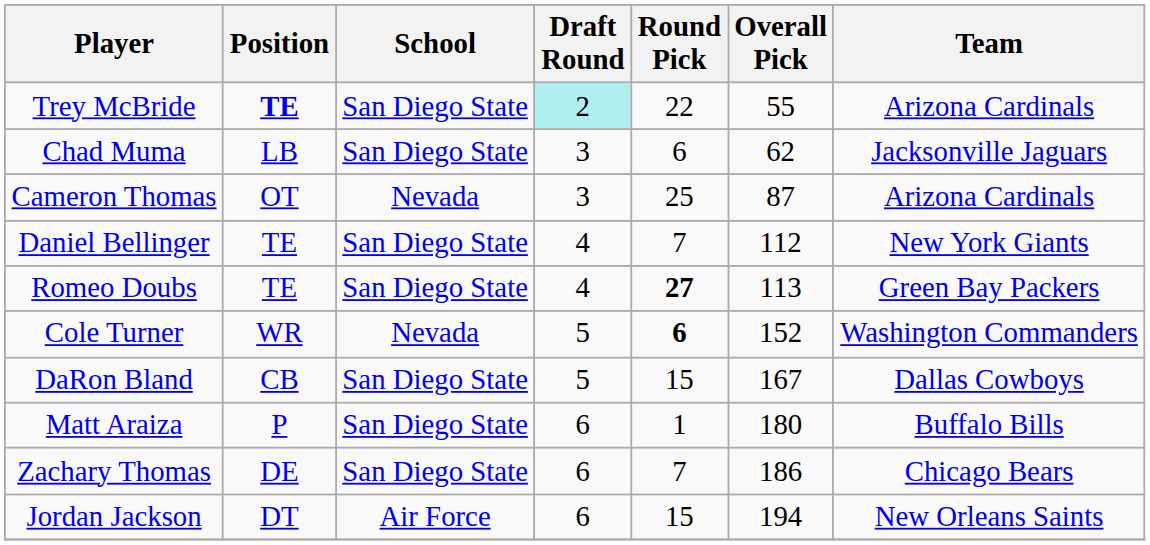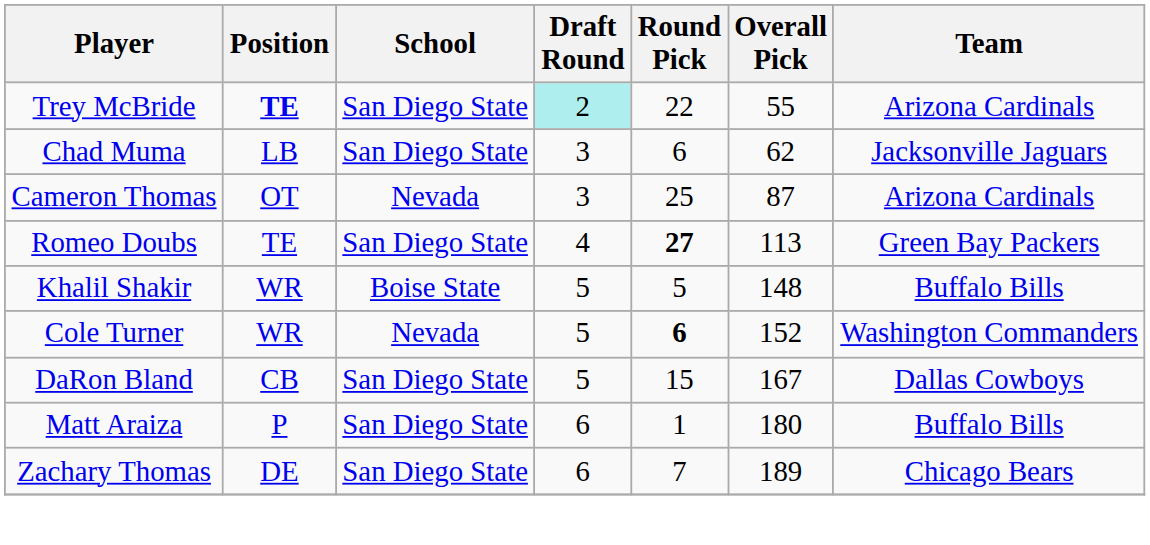- row: (114, 242)
+ row: (114, 288)
(781, 470) 186 -> (781, 470) 189
- row: (114, 516)
